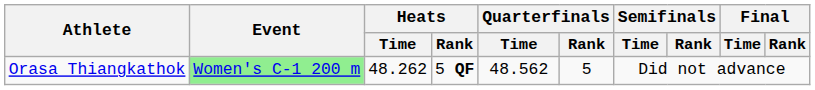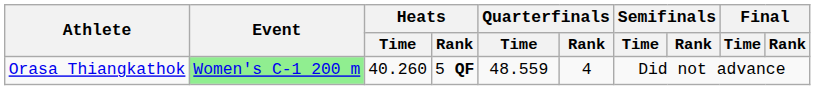(398, 70) 48.262 -> (398, 70) 40.260
(519, 70) 48.562 -> (519, 70) 48.559
(587, 70) 5 -> (587, 70) 4
